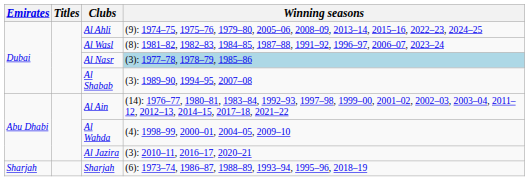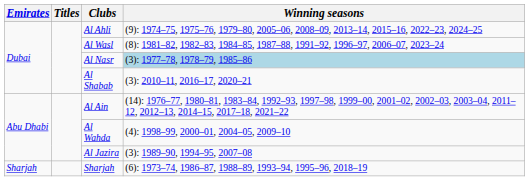(189, 80) (3): 1989–90, 1994–95, 2007–08 -> (188, 80) (3): 2010–11, 2016–17, 2020–21
(188, 153) (3): 2010–11, 2016–17, 2020–21 -> (189, 153) (3): 1989–90, 1994–95, 2007–08
